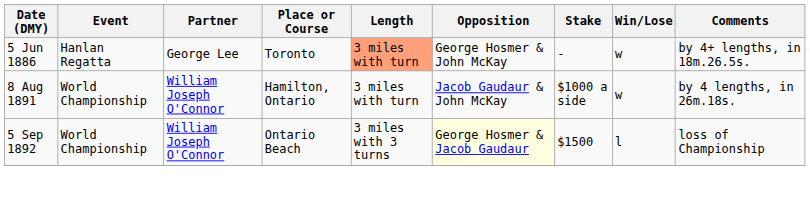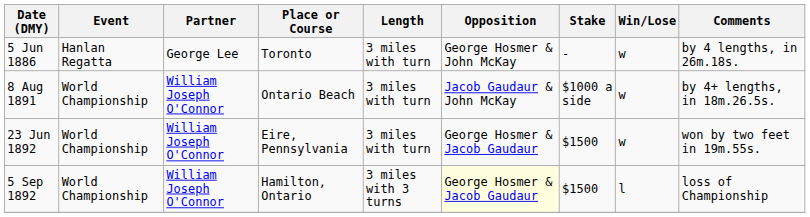(386, 54) lightsalmon background -> (398, 54) no background
(740, 54) by 4+ lengths, in 18m.26.5s. -> (739, 54) by 4 lengths, in 26m.18s.
(297, 95) Hamilton, Ontario -> (308, 95) Ontario Beach
(736, 95) by 4 lengths, in 26m.18s. -> (732, 95) by 4+ lengths, in 18m.26.5s.
+ row: (29, 142)
(290, 142) Ontario Beach -> (294, 189) Hamilton, Ontario
